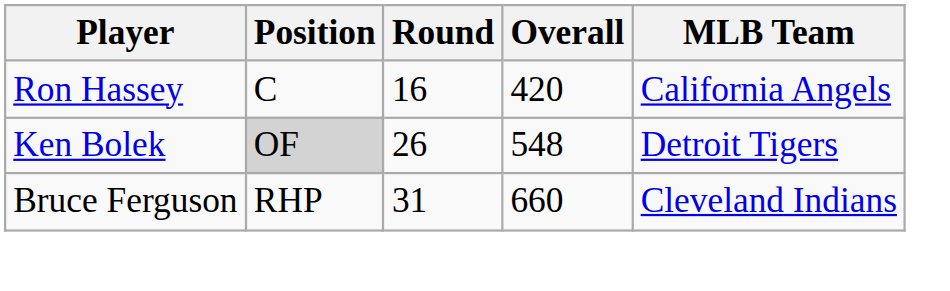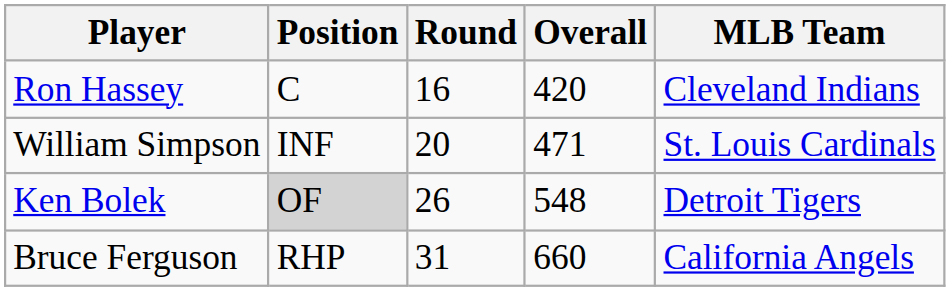(766, 88) California Angels -> (792, 88) Cleveland Indians
+ row: (137, 144)
(769, 200) Cleveland Indians -> (789, 256) California Angels
